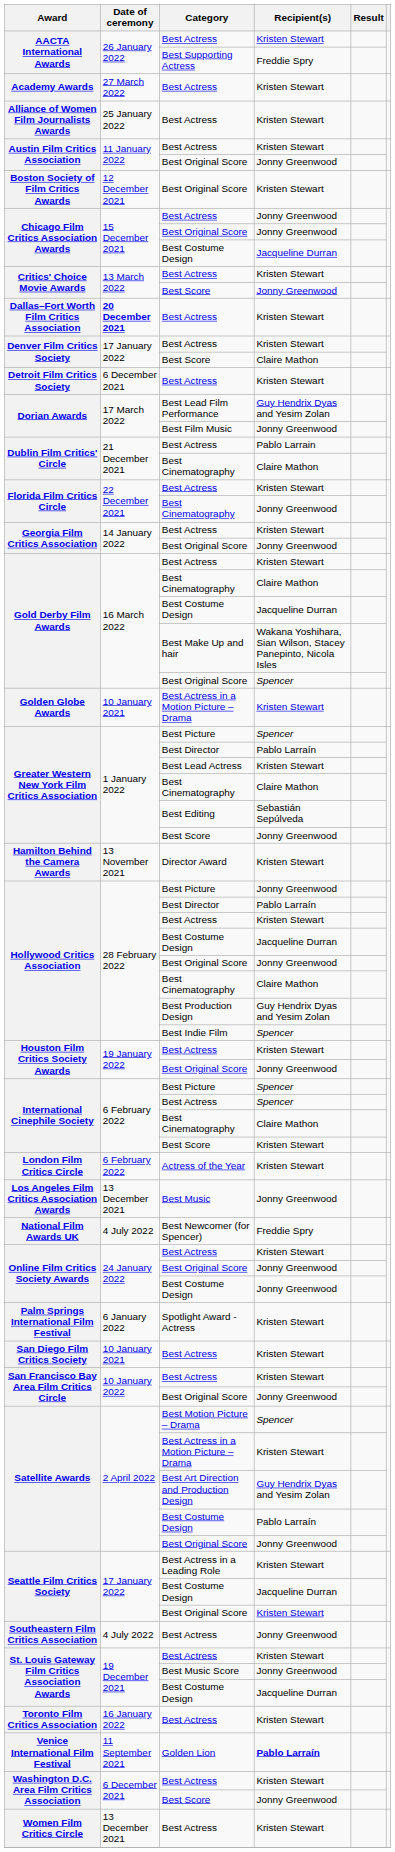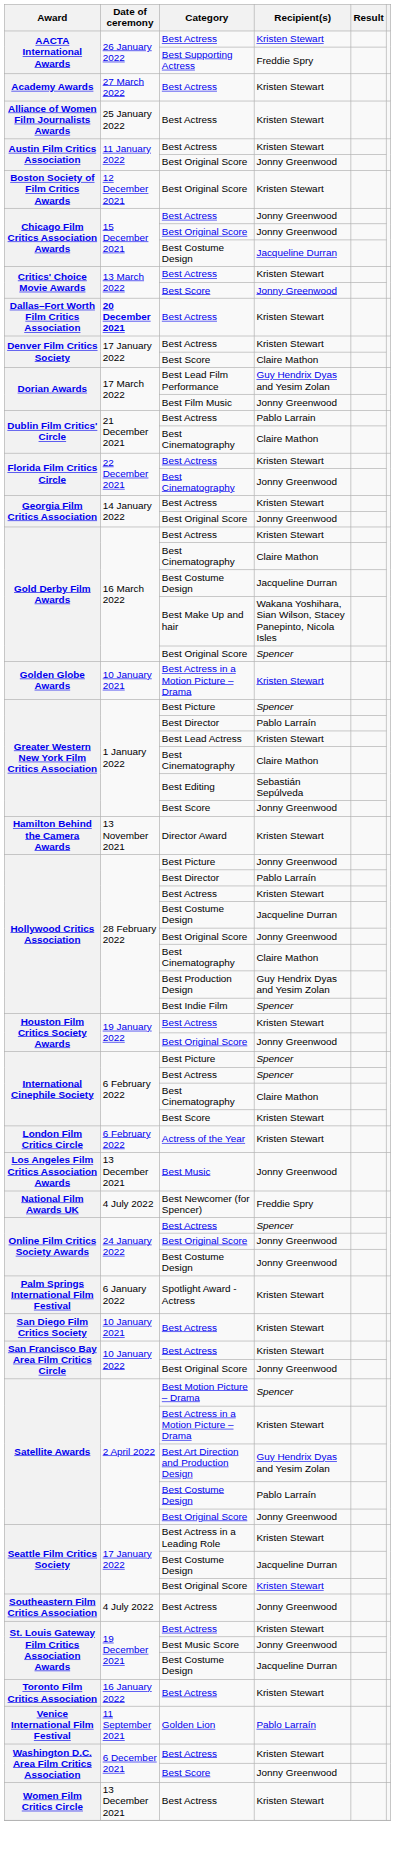- row: (52, 381)
(290, 1252) Kristen Stewart -> (275, 1225) Spencer
(288, 1752) bold -> (286, 1725) normal
